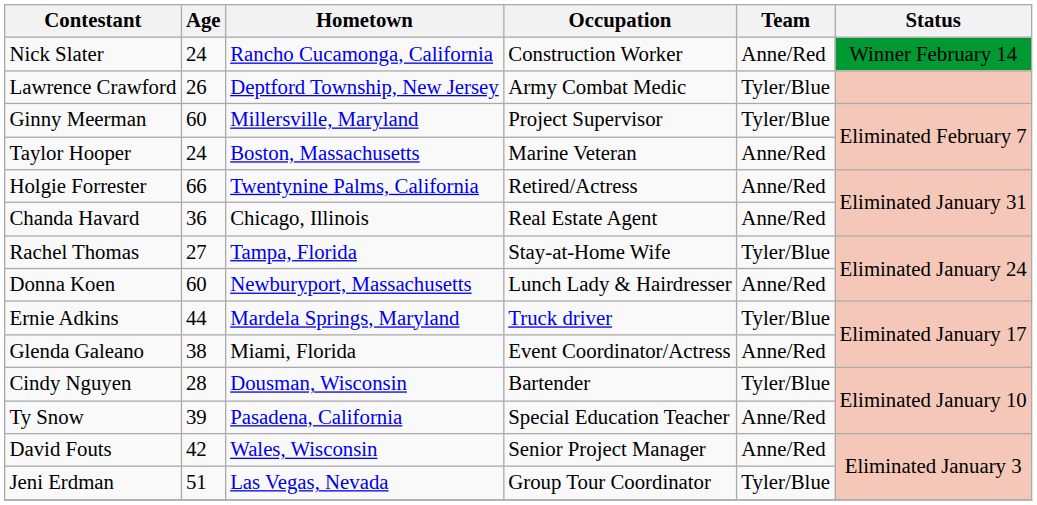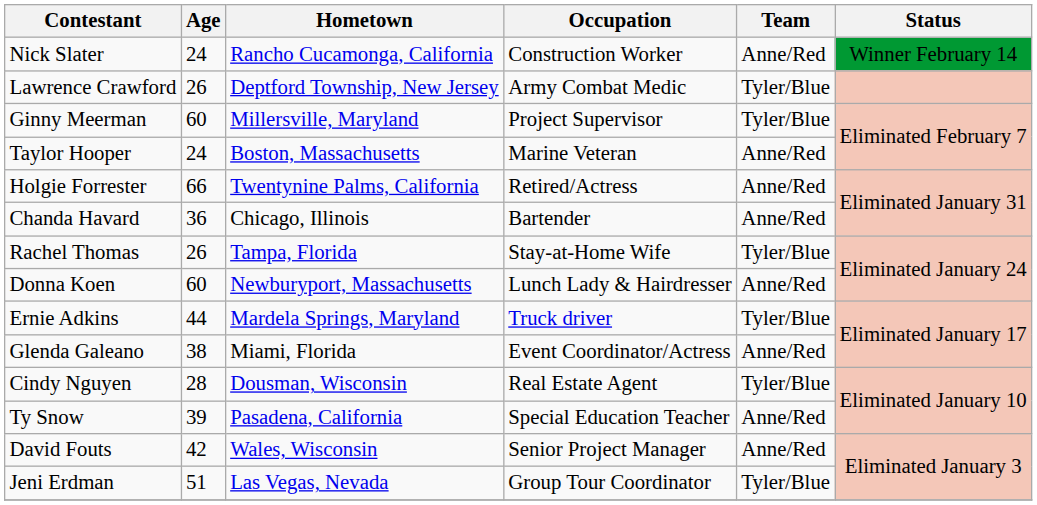(583, 218) Real Estate Agent -> (549, 218) Bartender
(196, 251) 27 -> (196, 251) 26
(549, 383) Bartender -> (583, 383) Real Estate Agent
